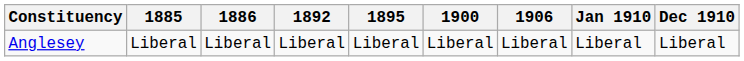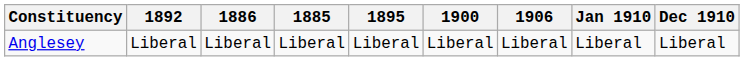columns swapped: (163, 18) <-> (312, 18)
